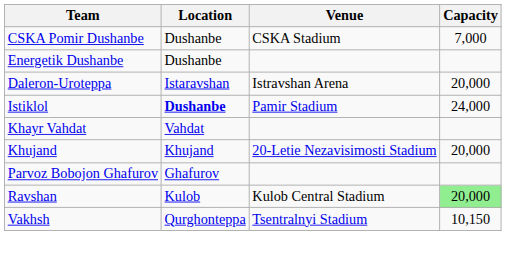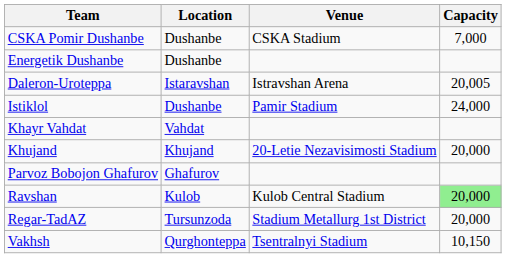(470, 83) 20,000 -> (470, 83) 20,005
(195, 106) bold -> (193, 106) normal
+ row: (47, 219)
